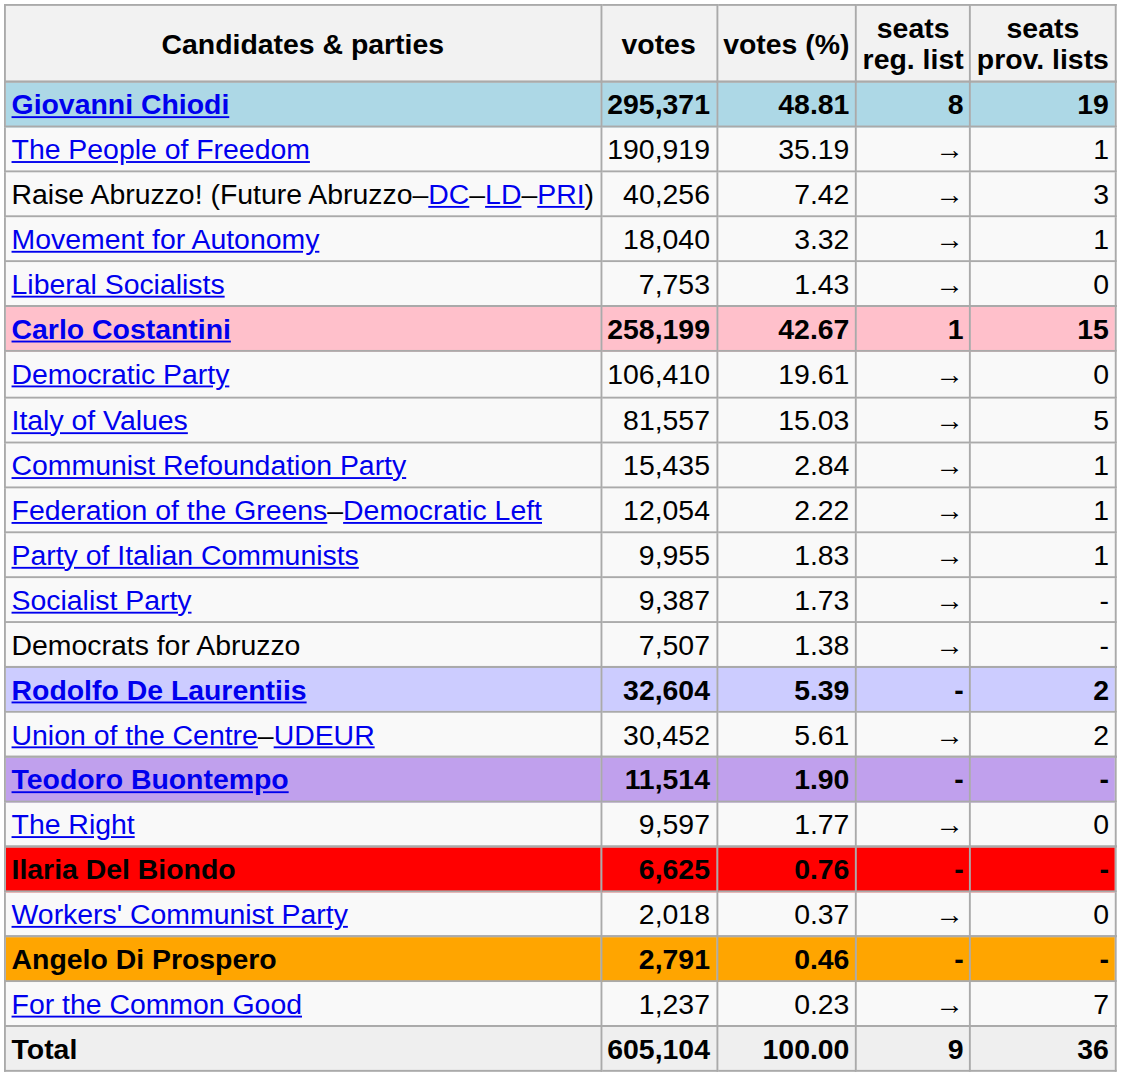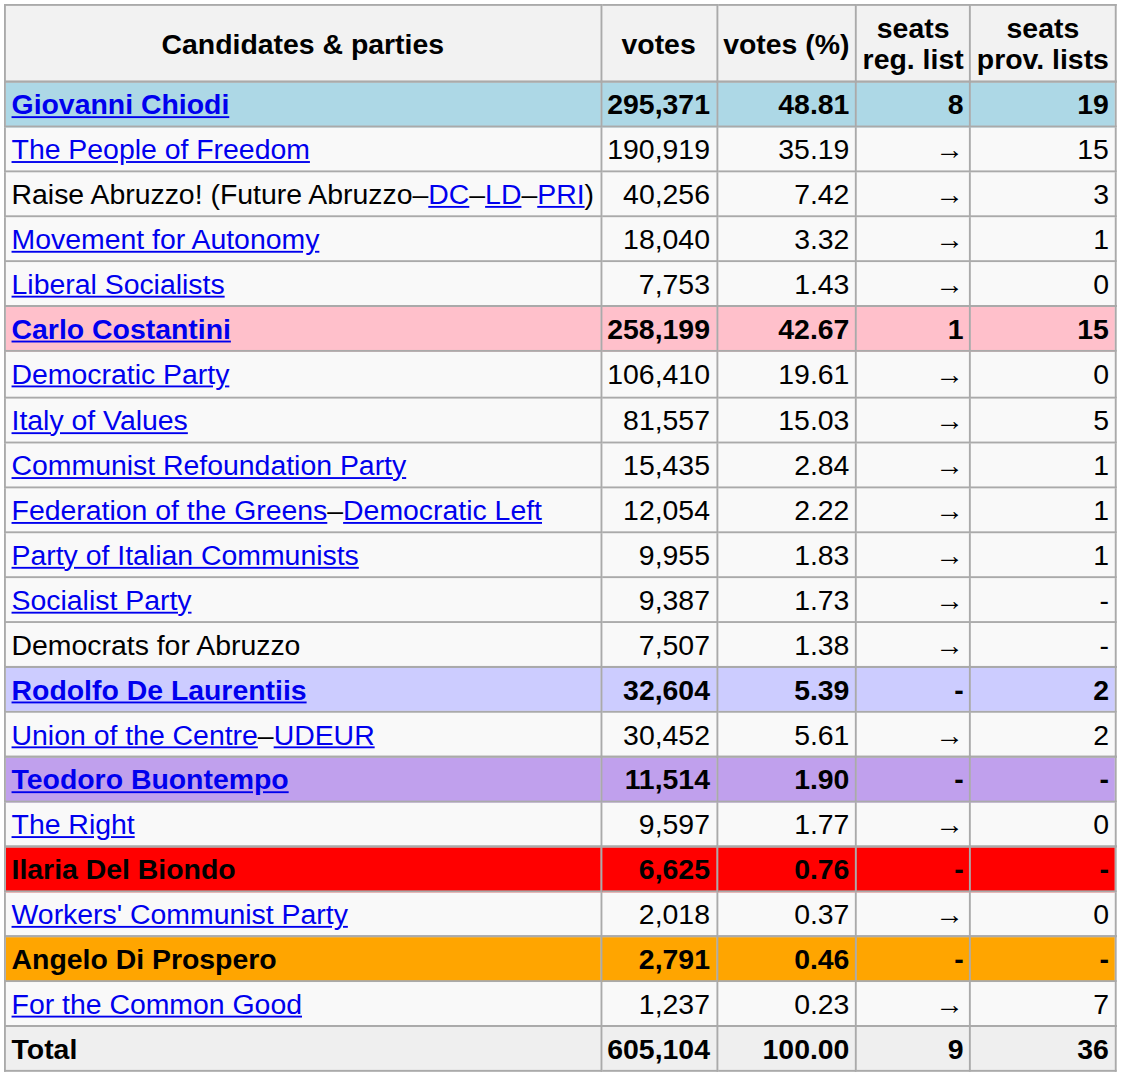(1101, 149) 1 -> (1093, 149) 15
